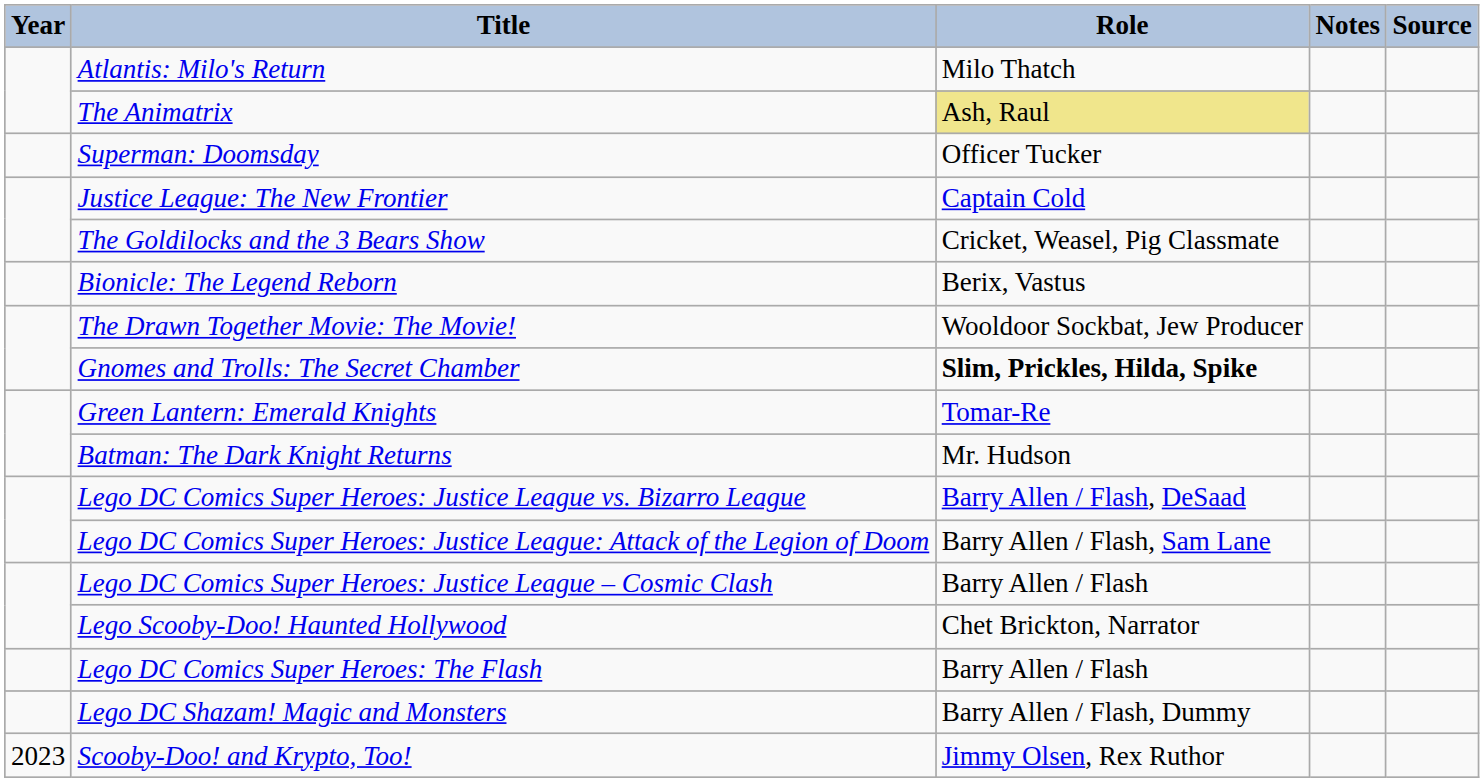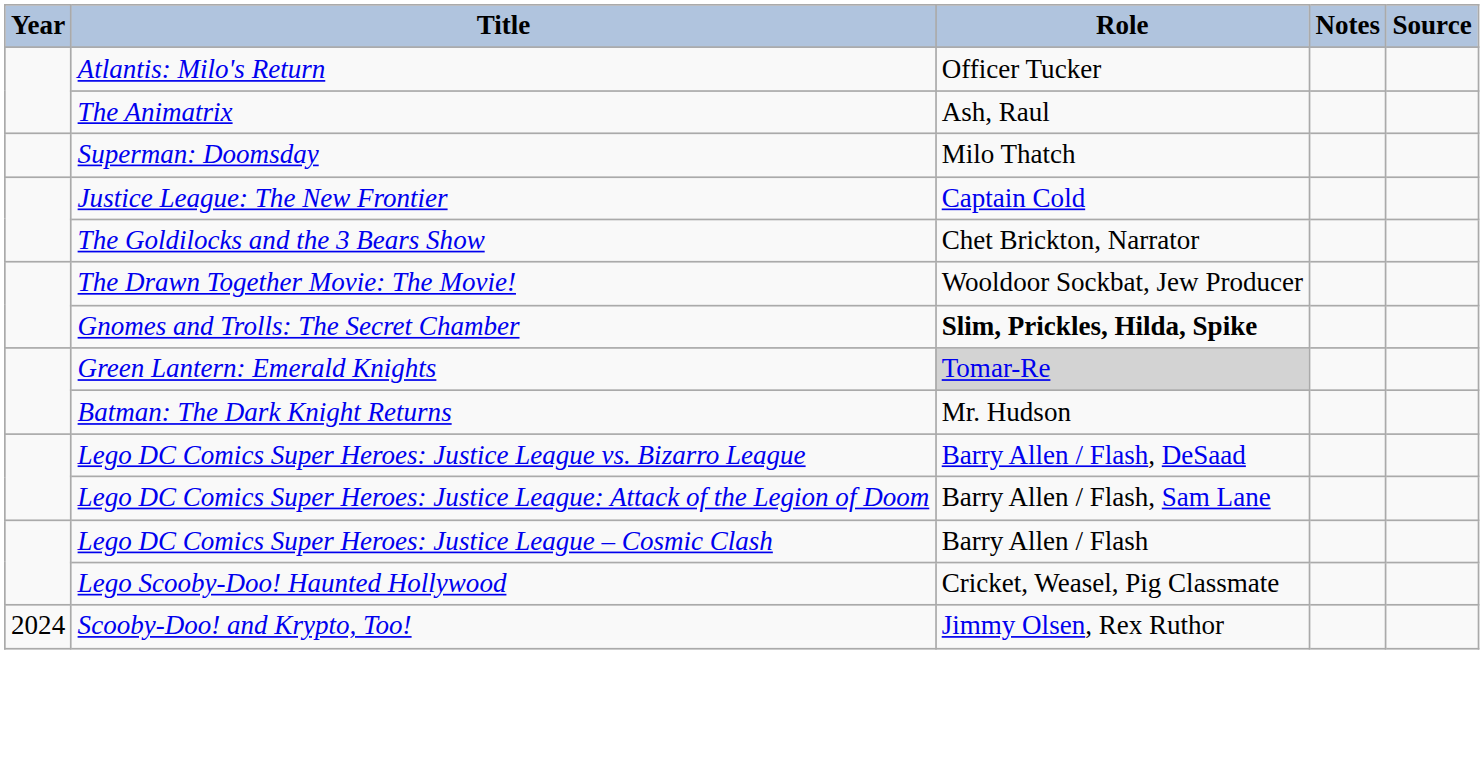(1009, 68) Milo Thatch -> (1021, 68) Officer Tucker
(996, 111) khaki background -> (996, 111) no background
(1021, 154) Officer Tucker -> (1009, 154) Milo Thatch
(1110, 240) Cricket, Weasel, Pig Classmate -> (1070, 240) Chet Brickton, Narrator
- row: (237, 283)
(996, 411) no background -> (996, 369) lightgrey background
(1070, 626) Chet Brickton, Narrator -> (1110, 583) Cricket, Weasel, Pig Classmate
- row: (310, 669)
- row: (292, 712)
(38, 754) 2023 -> (38, 626) 2024
